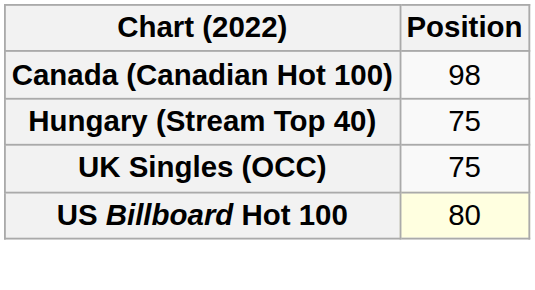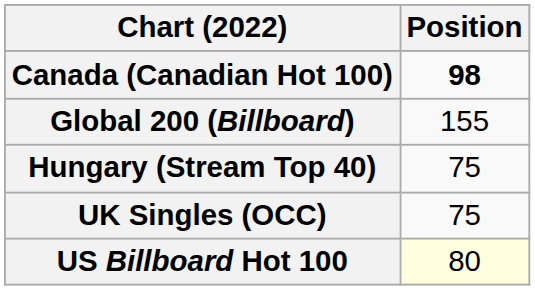(465, 74) normal -> (465, 74) bold
+ row: (202, 121)
